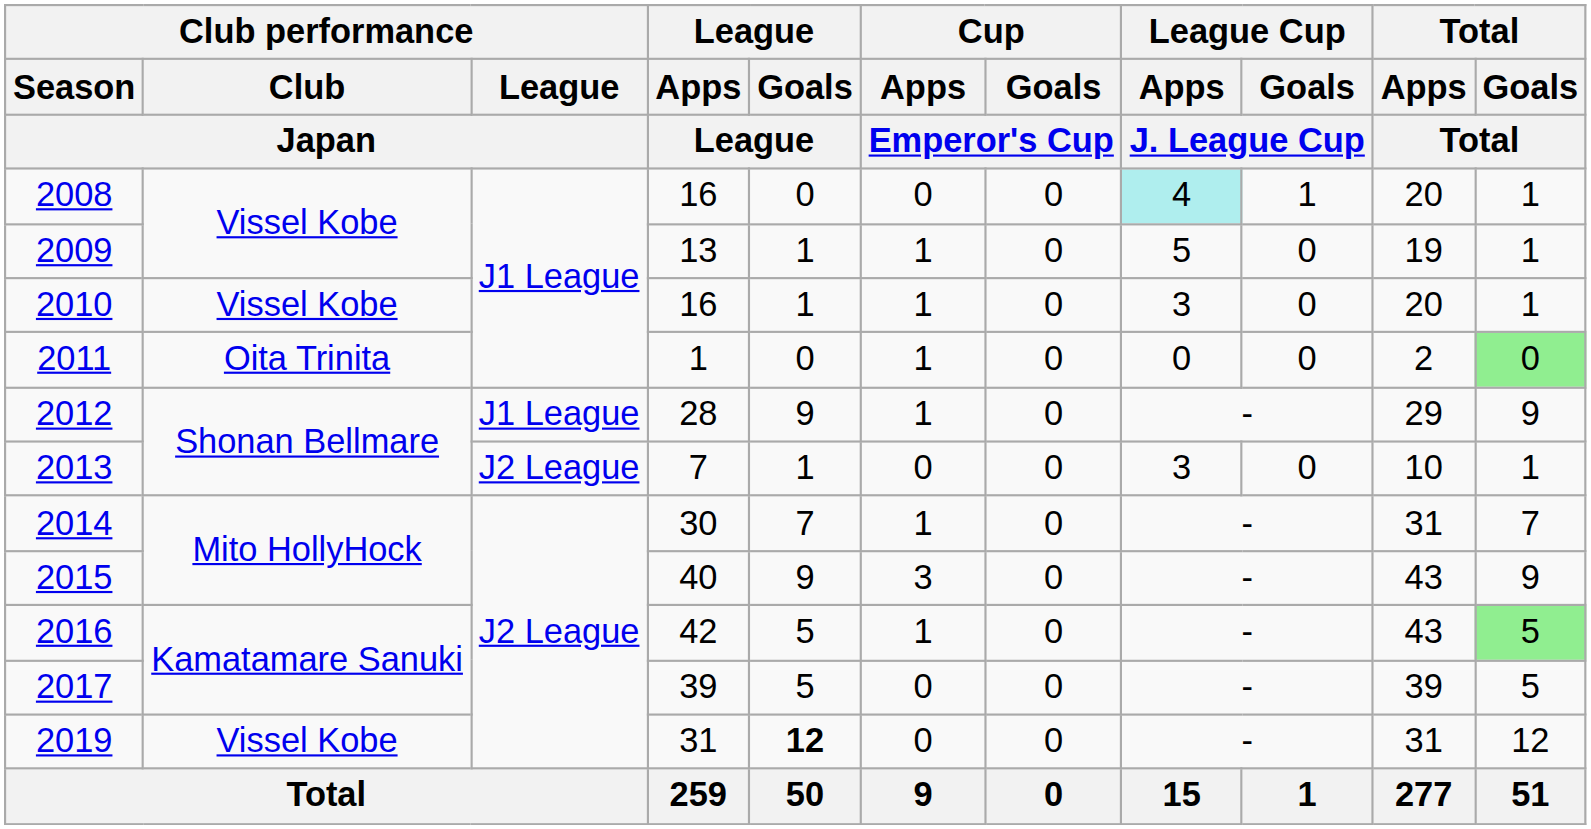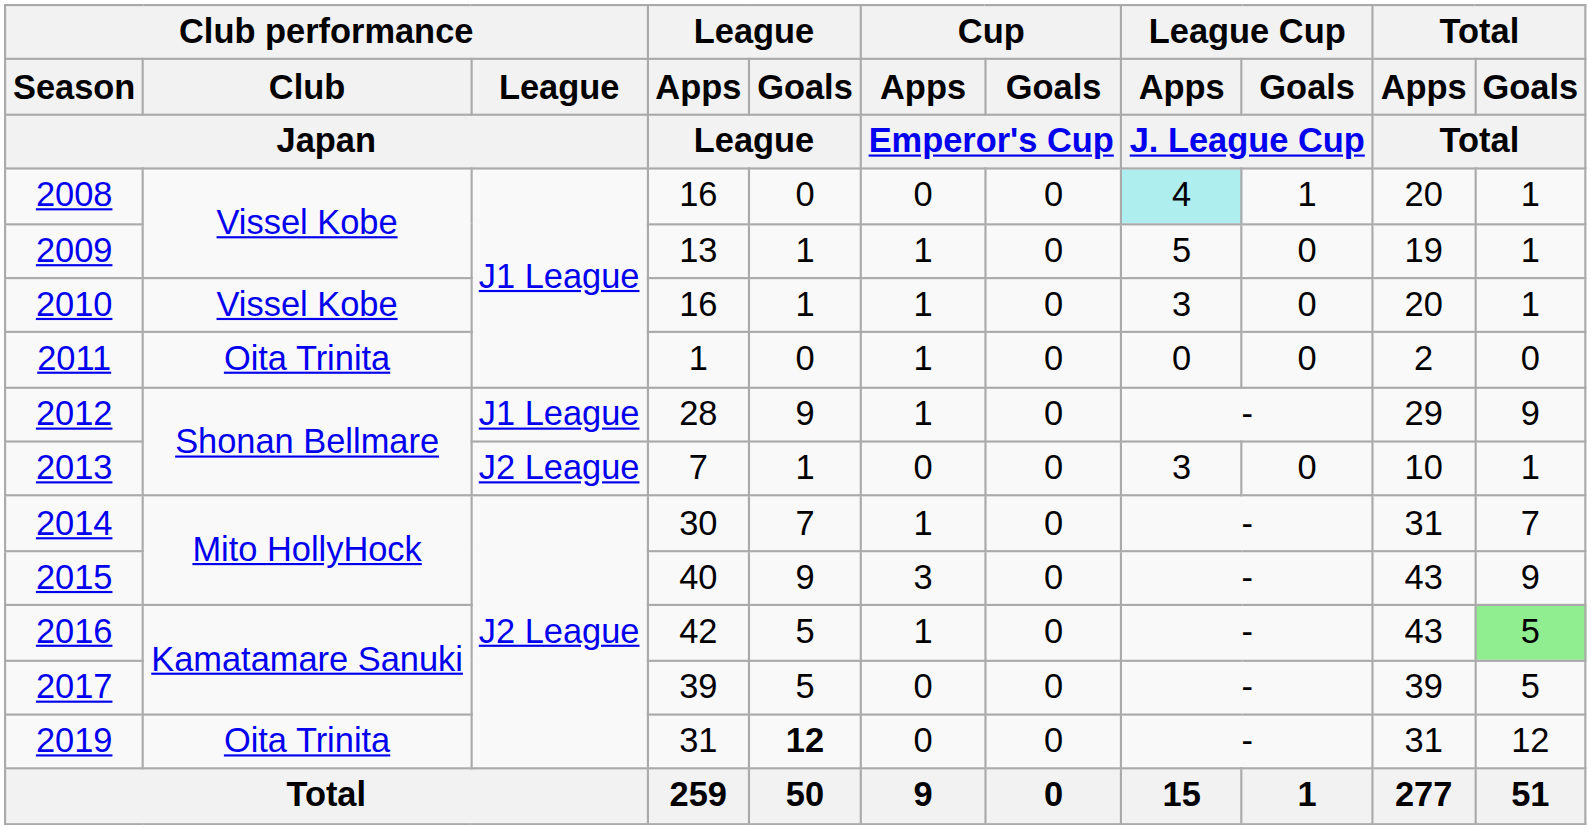(1530, 359) lightgreen background -> (1530, 359) no background
(307, 741) Vissel Kobe -> (307, 741) Oita Trinita
